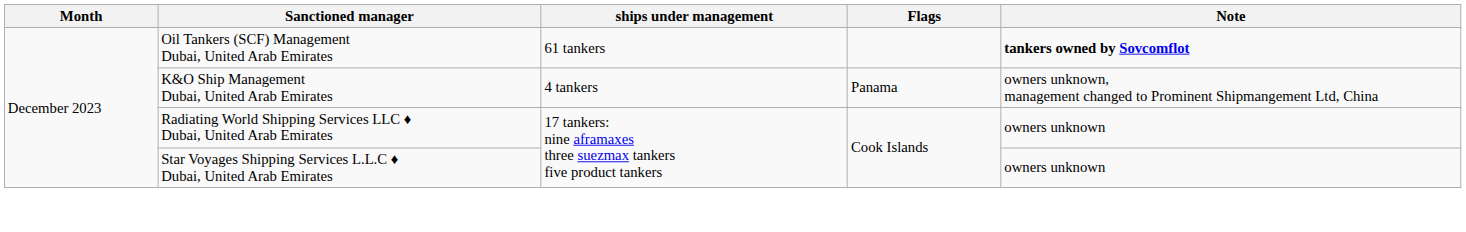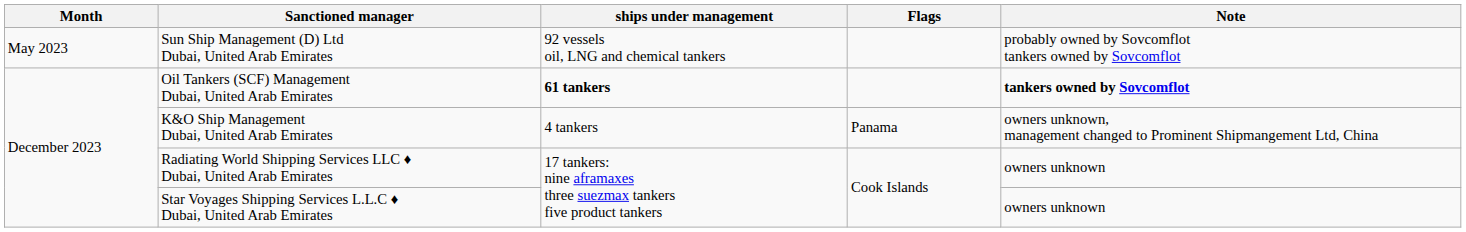+ row: (252, 47)
(575, 47) normal -> (577, 87) bold
